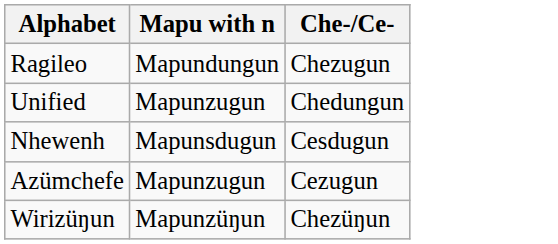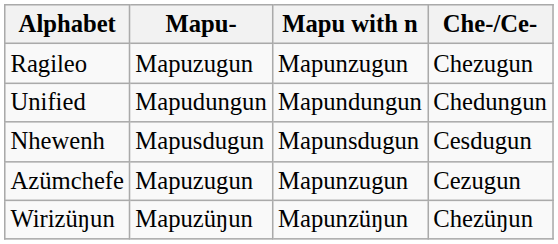+ column: (201, 24)
(207, 63) Mapundungun -> (343, 63) Mapunzugun
(200, 102) Mapunzugun -> (350, 102) Mapundungun
